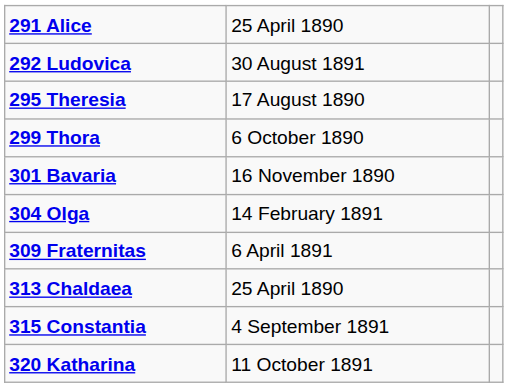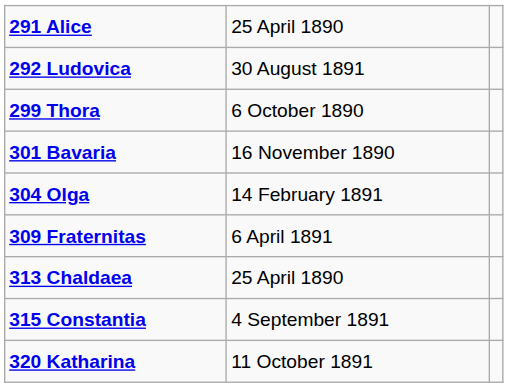- row: (67, 100)
